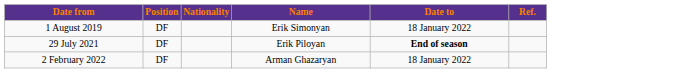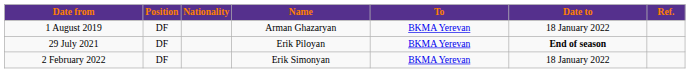+ column: (439, 12)
(301, 28) Erik Simonyan -> (301, 28) Arman Ghazaryan
(301, 60) Arman Ghazaryan -> (301, 60) Erik Simonyan
